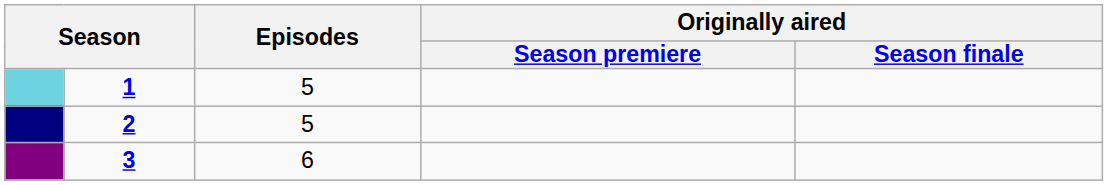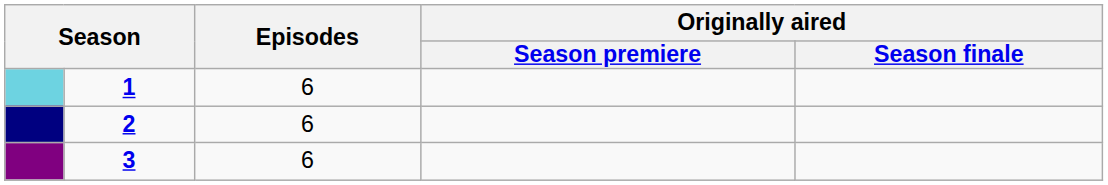(307, 87) 5 -> (307, 87) 6
(307, 124) 5 -> (307, 124) 6
